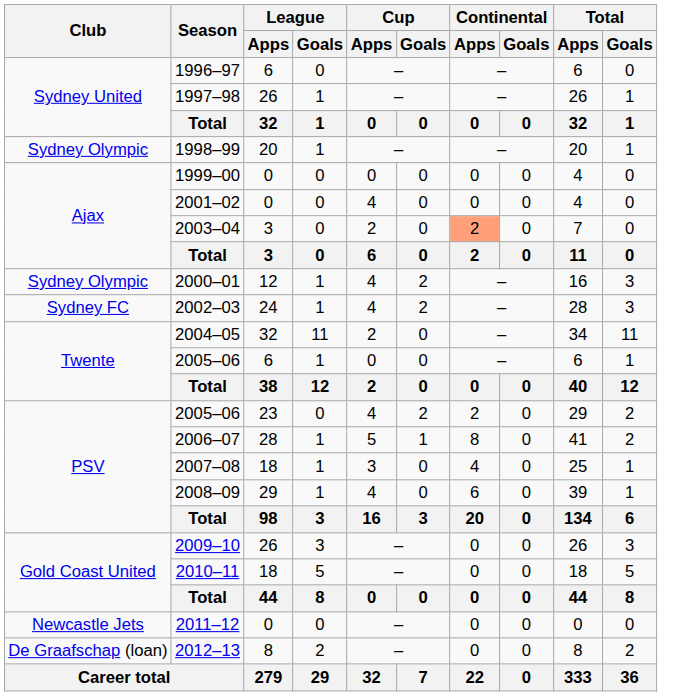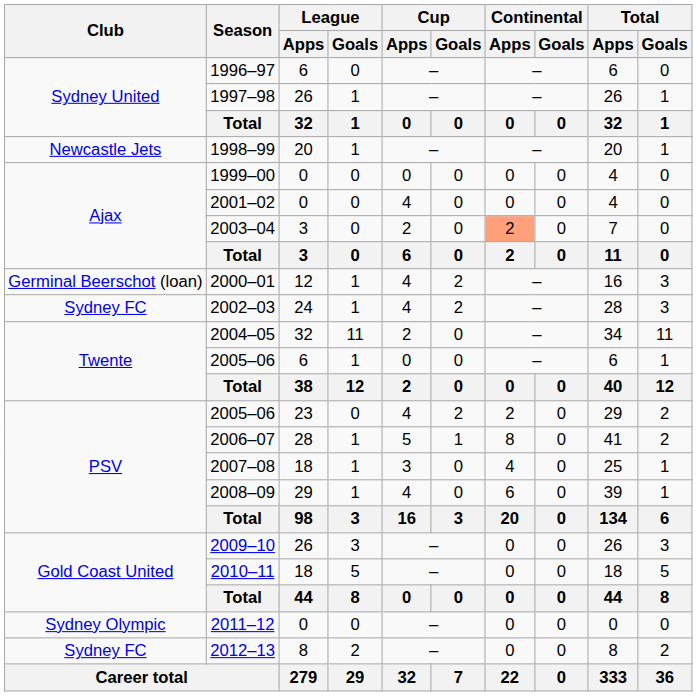(88, 149) Sydney Olympic -> (105, 149) Newcastle Jets
(88, 281) Sydney Olympic -> (105, 281) Germinal Beerschot (loan)
(88, 624) Newcastle Jets -> (105, 624) Sydney Olympic
(88, 651) De Graafschap (loan) -> (105, 651) Sydney FC
